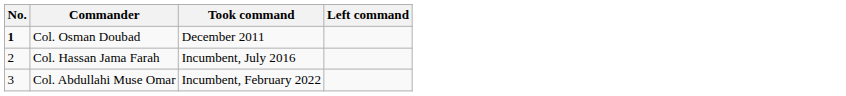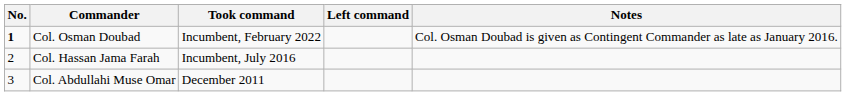+ column: (626, 15)
(223, 37) December 2011 -> (251, 37) Incumbent, February 2022
(251, 80) Incumbent, February 2022 -> (223, 80) December 2011
